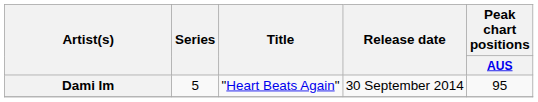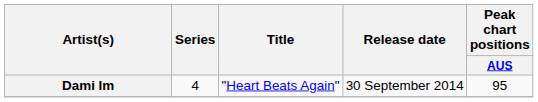(195, 85) 5 -> (195, 85) 4
